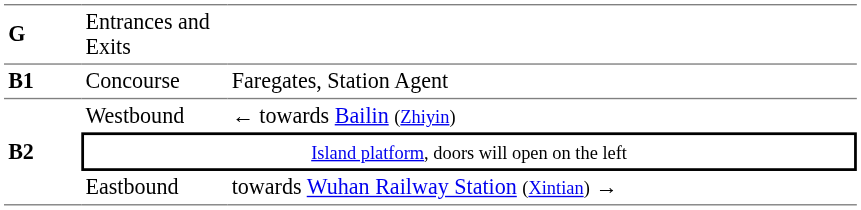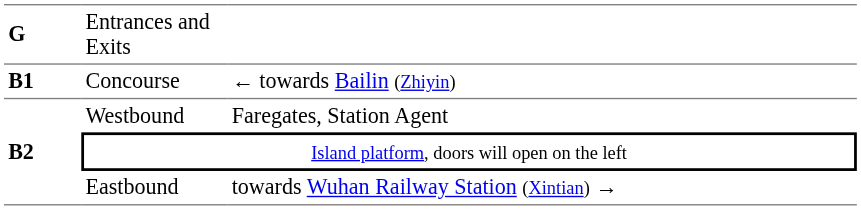(340, 81) Faregates, Station Agent -> (344, 81) ← towards Bailin (Zhiyin)
(344, 115) ← towards Bailin (Zhiyin) -> (340, 115) Faregates, Station Agent
